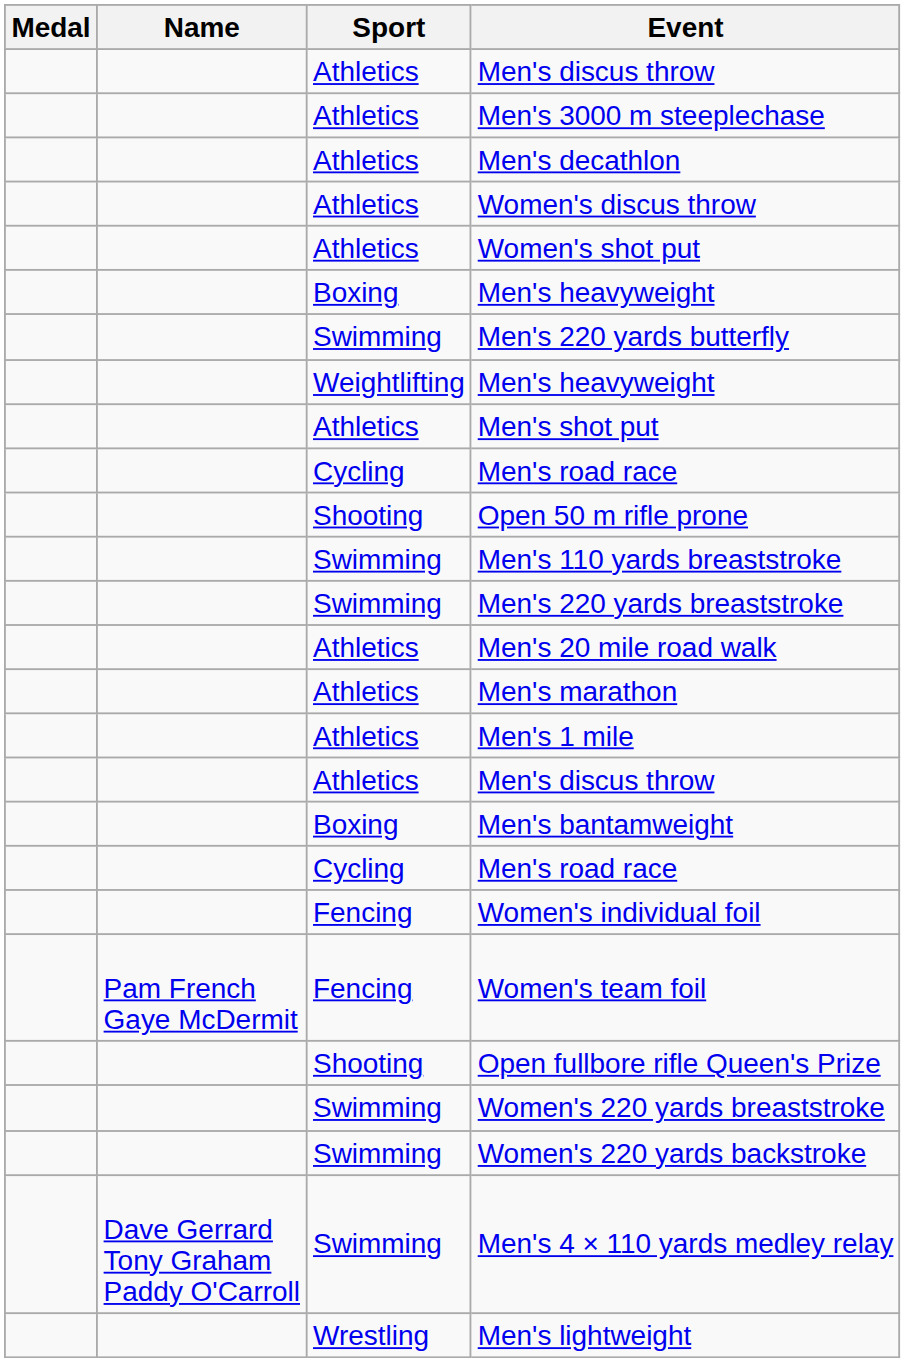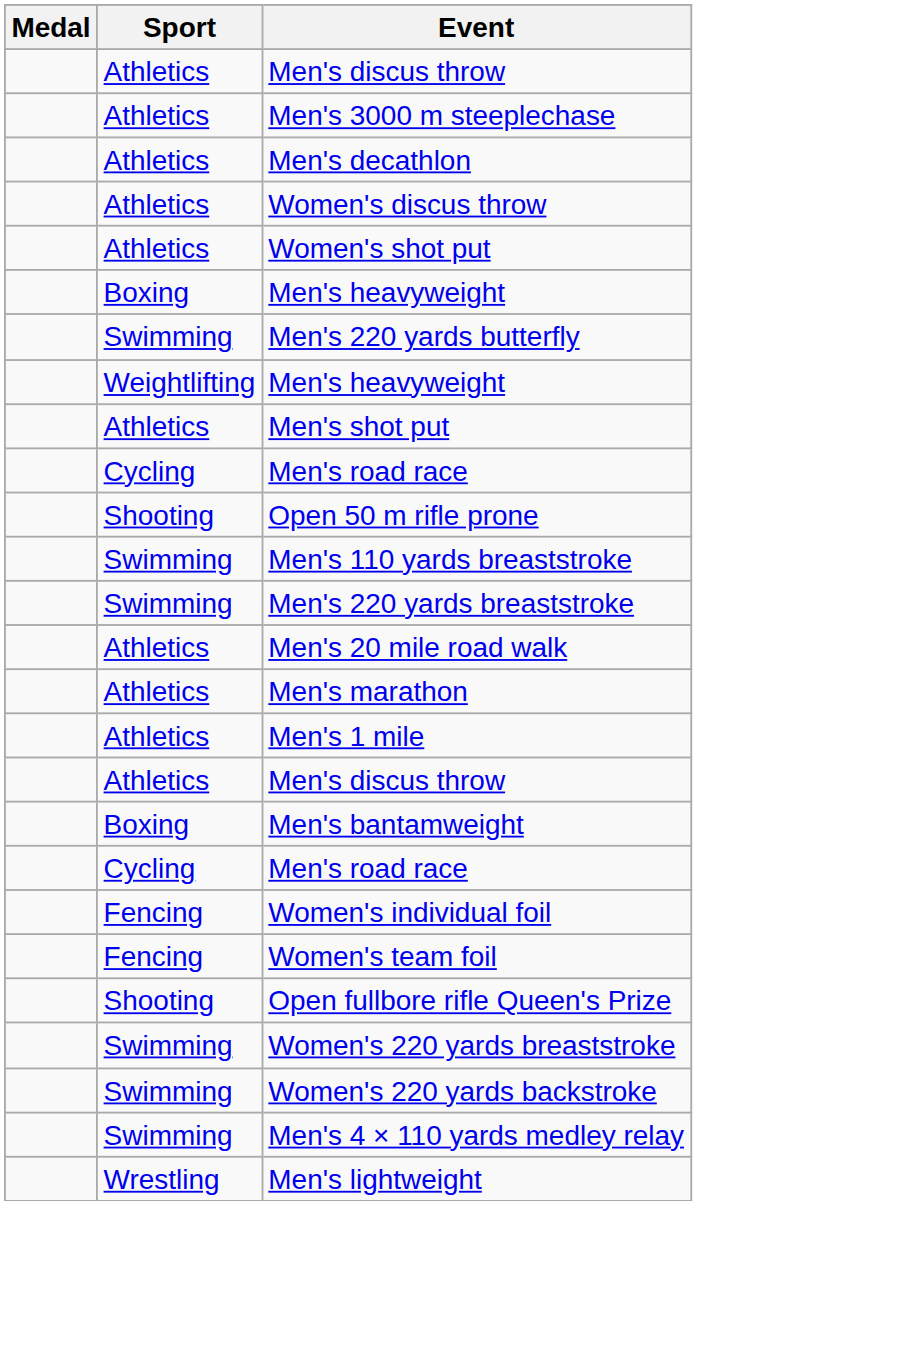- column: (202, 27)
